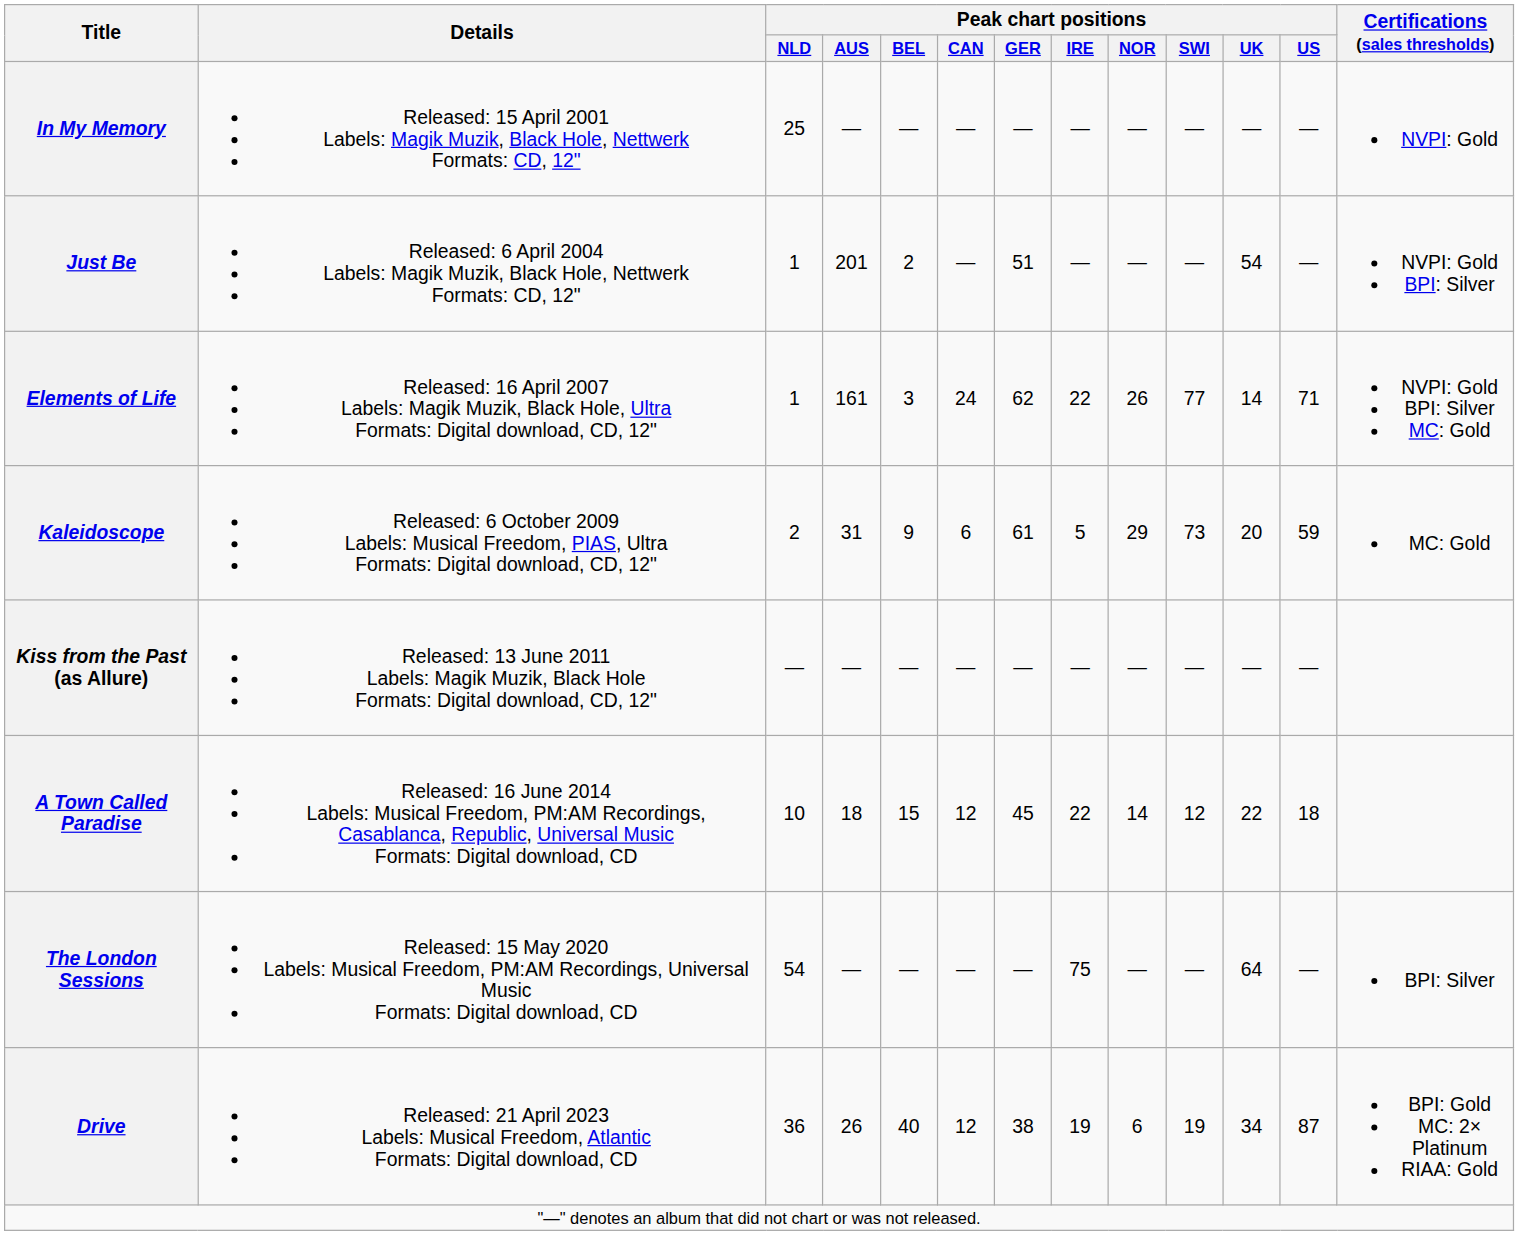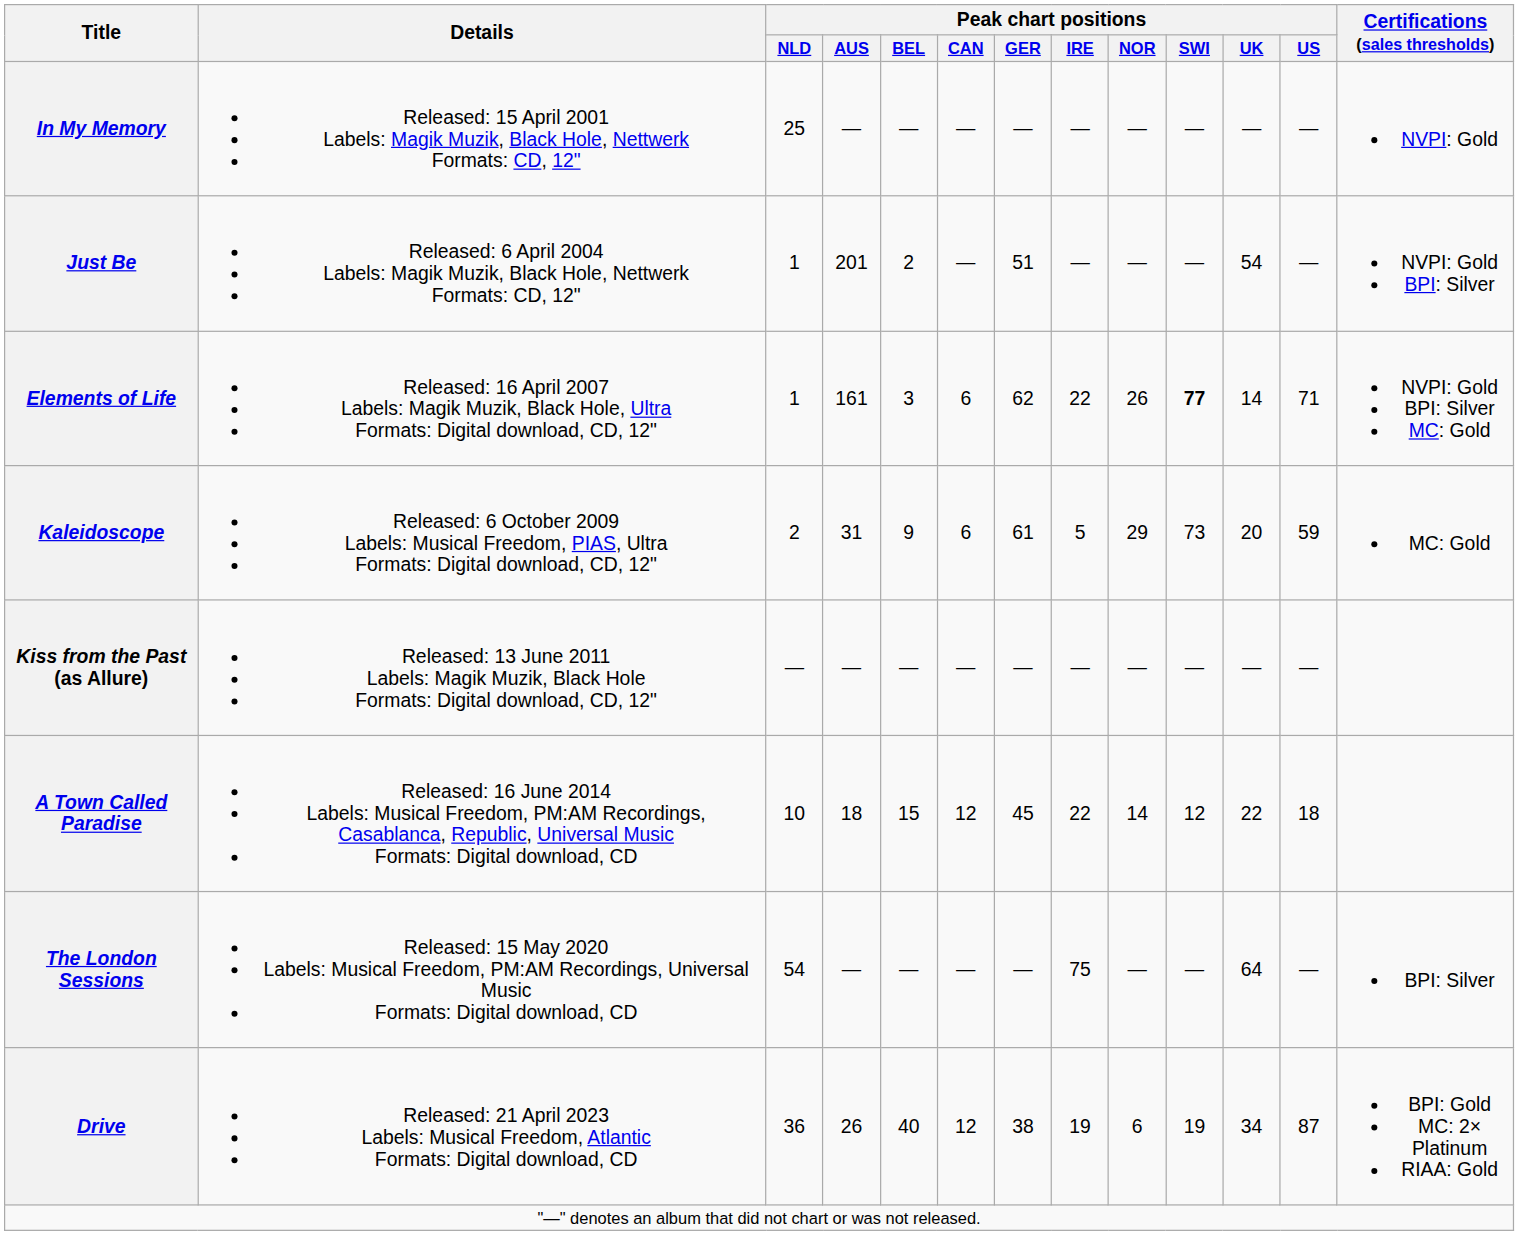(966, 398) 24 -> (966, 398) 6
(1194, 398) normal -> (1194, 398) bold
